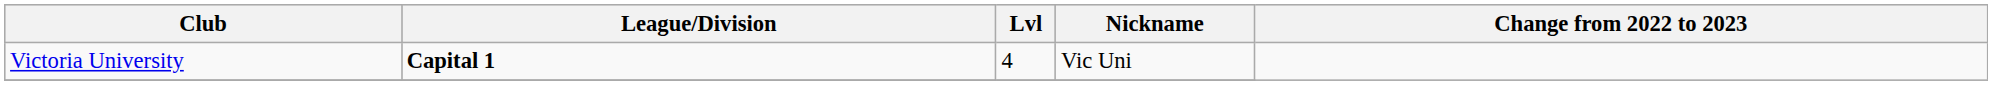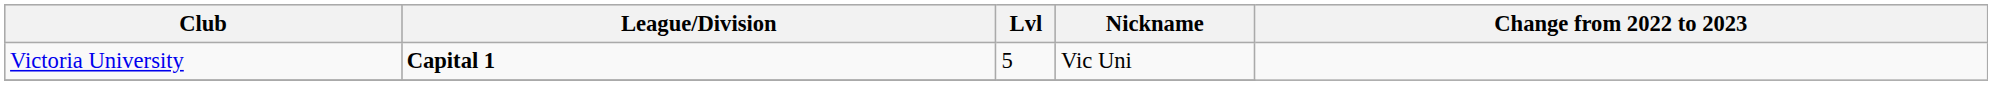(1007, 60) 4 -> (1007, 60) 5
